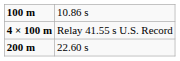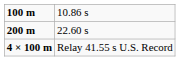rows swapped: (73, 47) <-> (115, 30)
